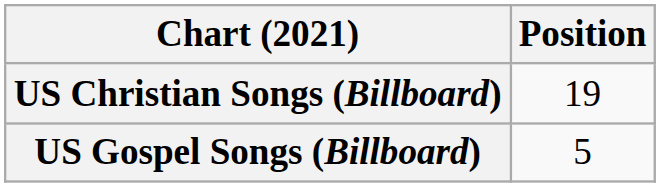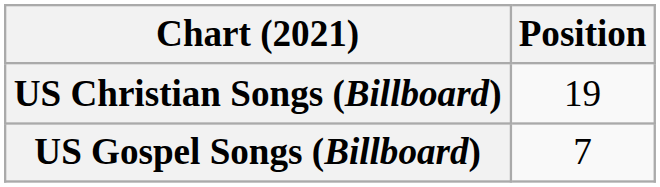(583, 151) 5 -> (583, 151) 7
